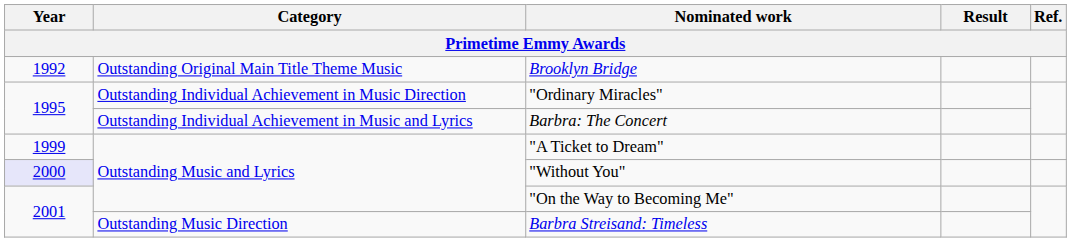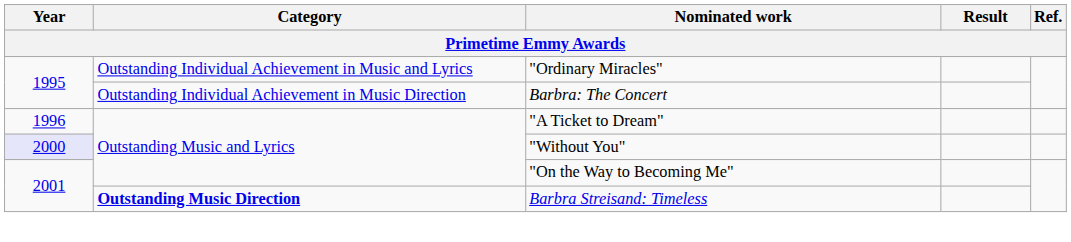- row: (583, 69)
(282, 95) Outstanding Individual Achievement in Music Direction -> (285, 69) Outstanding Individual Achievement in Music and Lyrics
(285, 120) Outstanding Individual Achievement in Music and Lyrics -> (282, 95) Outstanding Individual Achievement in Music Direction
(49, 146) 1999 -> (49, 120) 1996
(193, 224) normal -> (199, 198) bold
